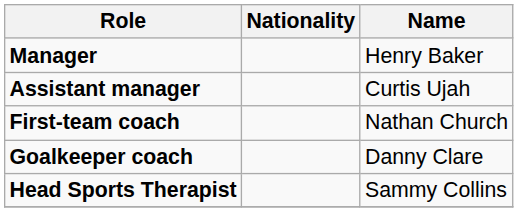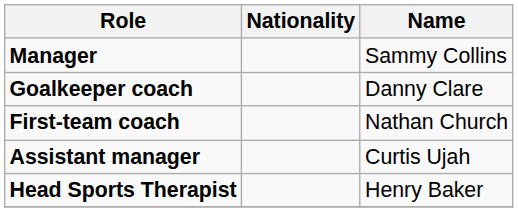(424, 55) Henry Baker -> (436, 55) Sammy Collins
rows swapped: (105, 88) <-> (101, 156)
(436, 190) Sammy Collins -> (424, 190) Henry Baker
